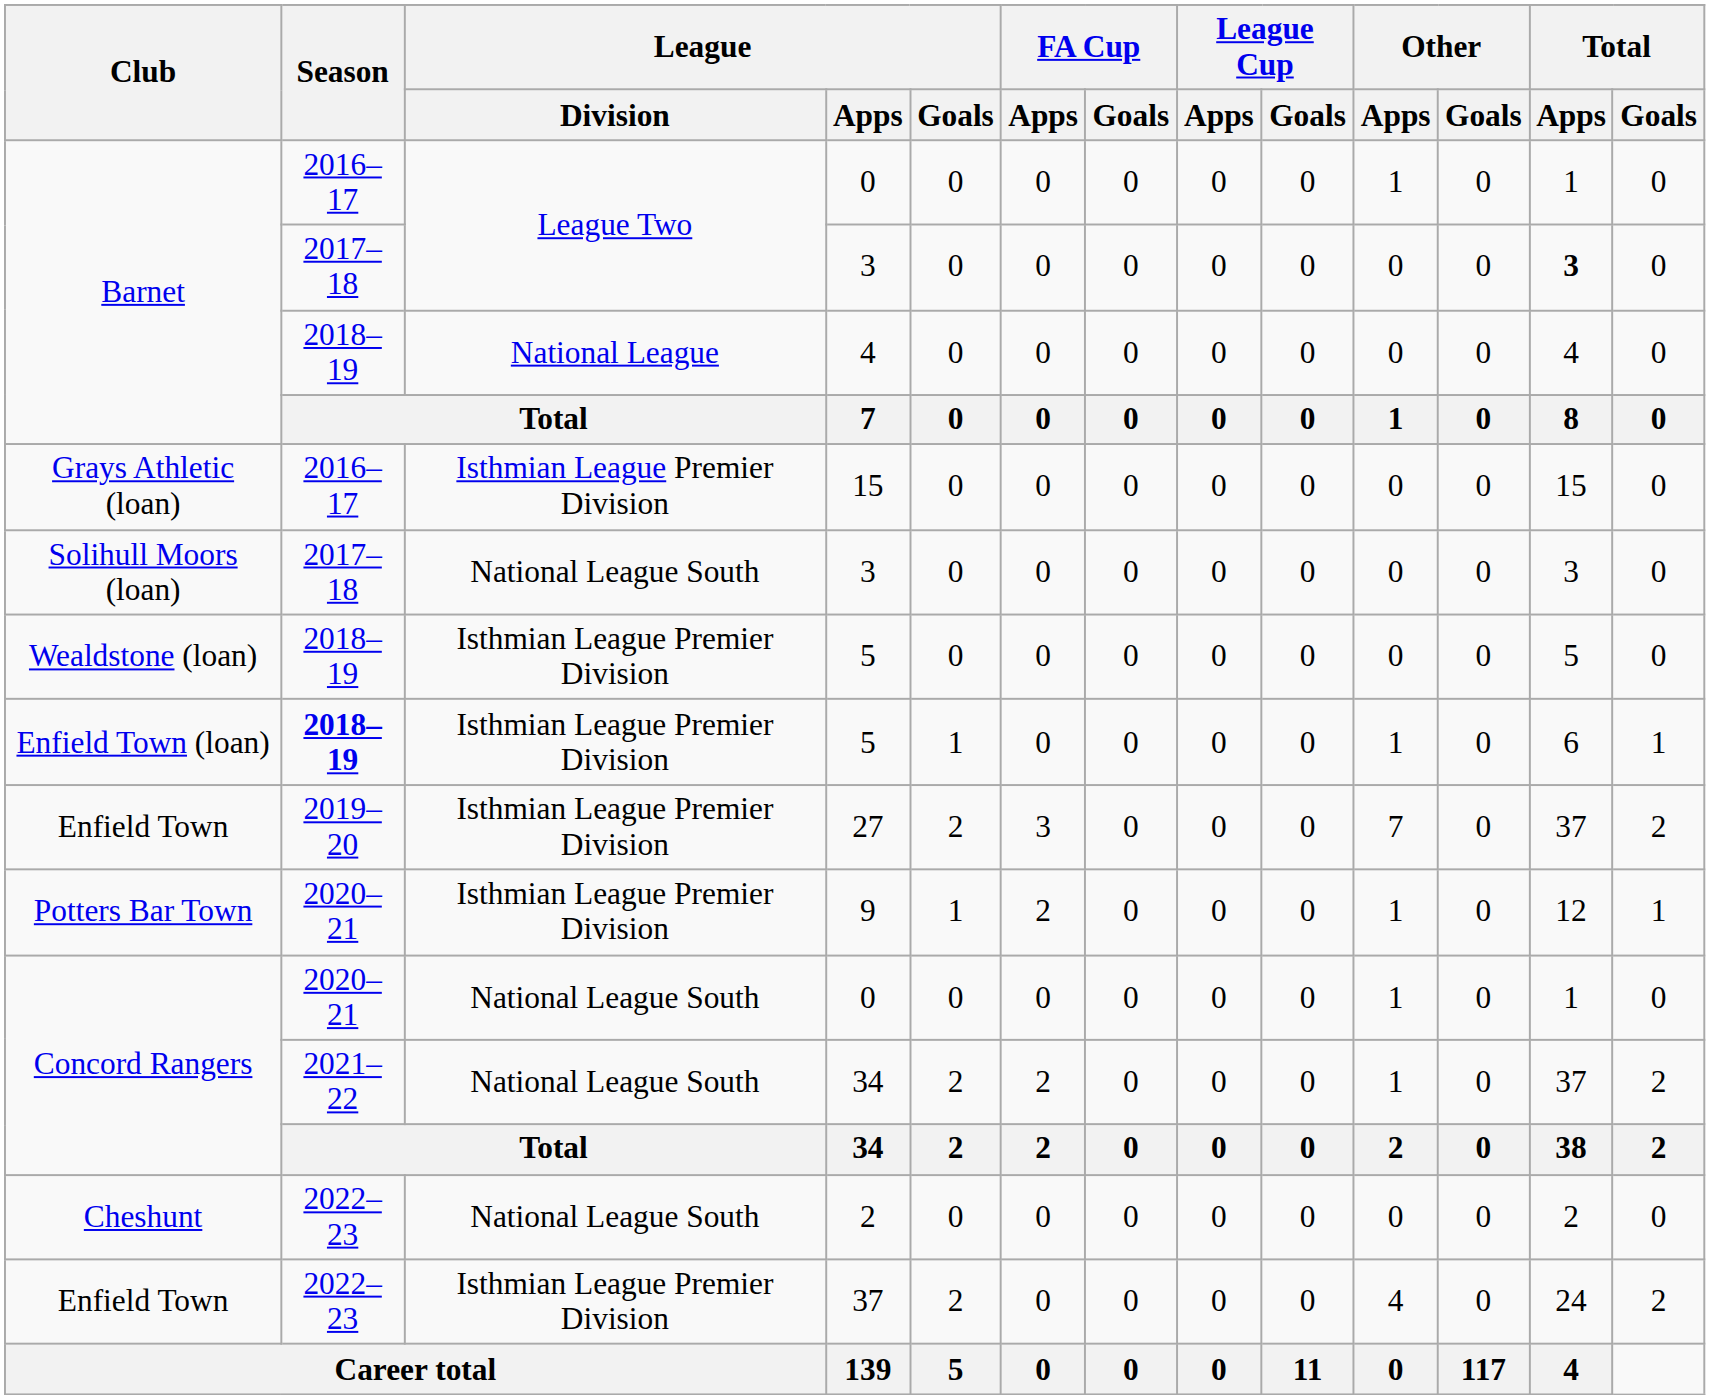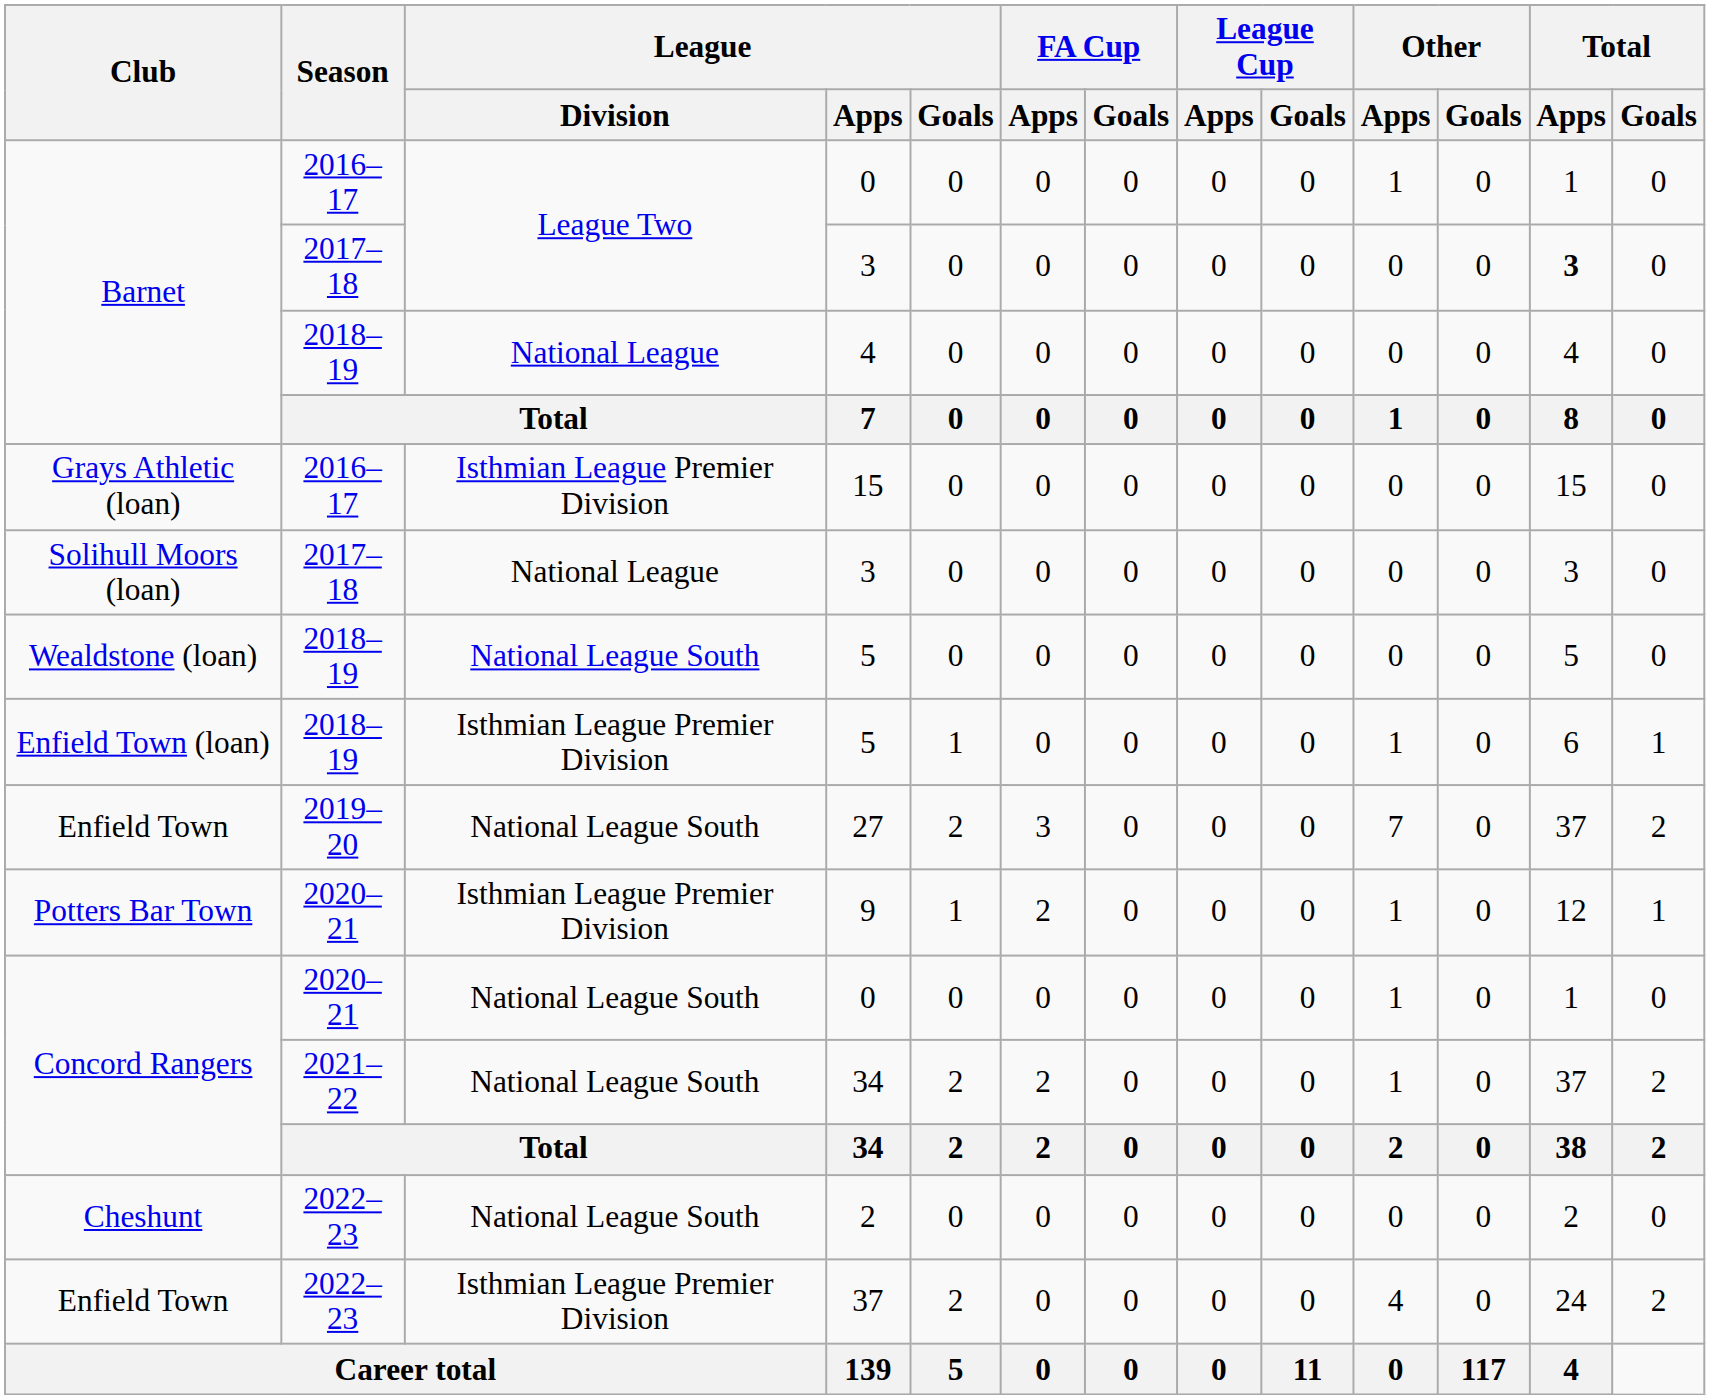(615, 571) National League South -> (615, 571) National League
(615, 656) Isthmian League Premier Division -> (615, 656) National League South
(343, 741) bold -> (343, 741) normal
(615, 826) Isthmian League Premier Division -> (615, 826) National League South
